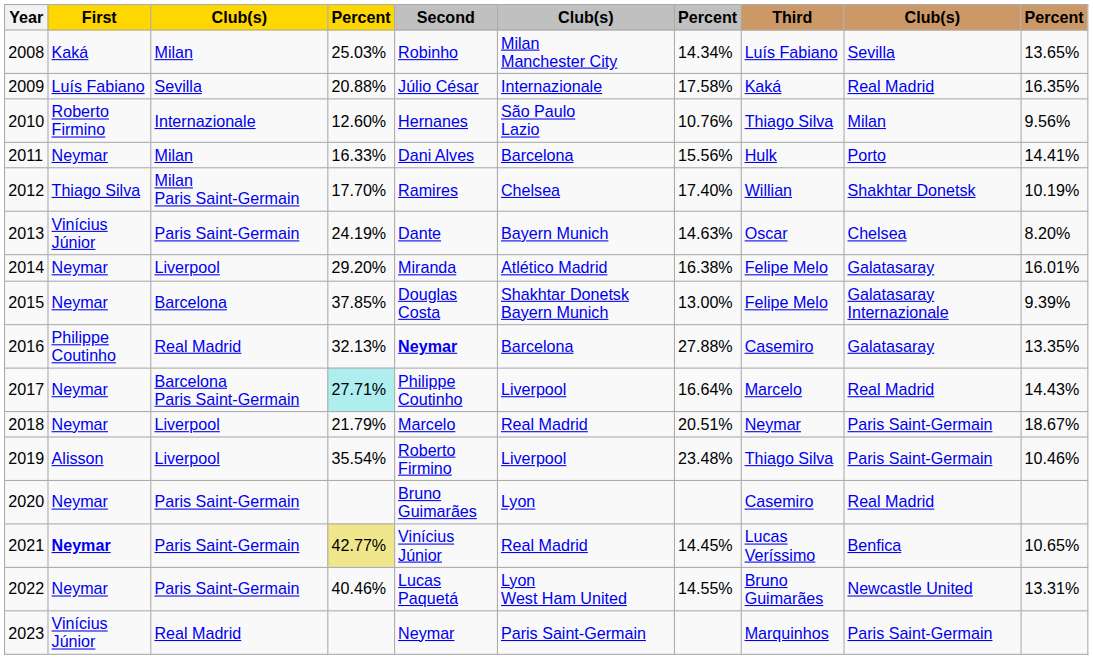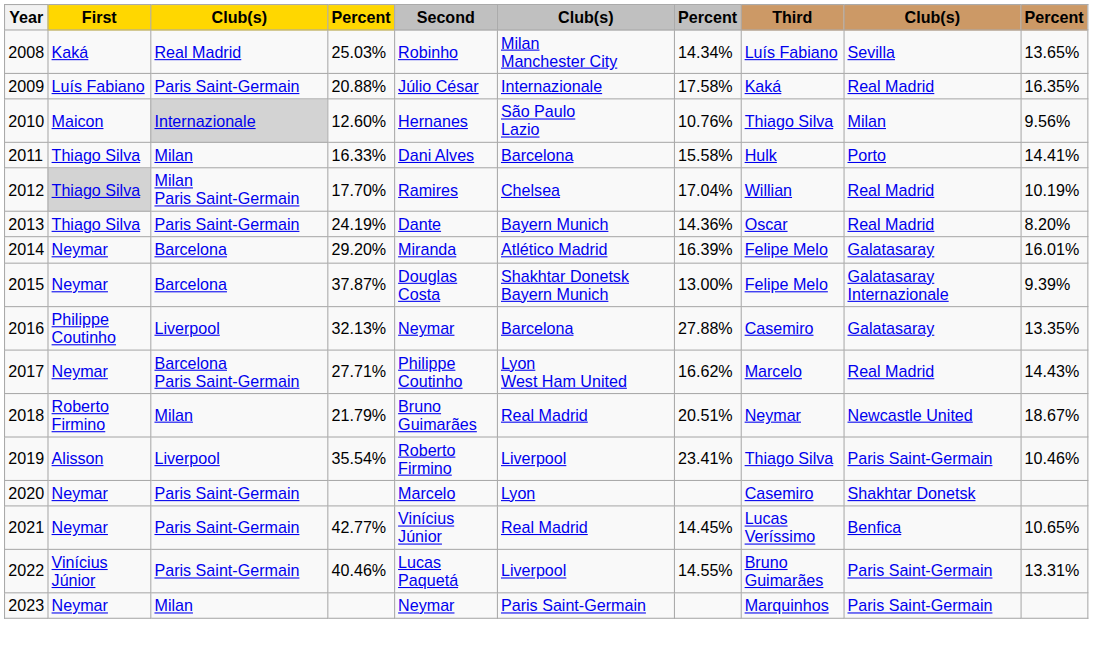(174, 52) Milan -> (198, 52) Real Madrid
(178, 87) Sevilla -> (227, 87) Paris Saint-Germain
(80, 121) Roberto Firmino -> (78, 121) Maicon
(205, 121) no background -> (205, 121) lightgrey background
(80, 156) Neymar -> (96, 156) Thiago Silva
(705, 156) 15.56% -> (705, 156) 15.58%
(96, 190) no background -> (96, 190) lightgrey background
(705, 190) 17.40% -> (705, 190) 17.04%
(912, 190) Shakhtar Donetsk -> (891, 190) Real Madrid
(80, 234) Vinícius Júnior -> (96, 225) Thiago Silva
(705, 234) 14.63% -> (705, 225) 14.36%
(877, 234) Chelsea -> (891, 225) Real Madrid
(187, 268) Liverpool -> (191, 250) Barcelona
(705, 268) 16.38% -> (705, 250) 16.39%
(359, 303) 37.85% -> (359, 285) 37.87%
(198, 346) Real Madrid -> (187, 328) Liverpool
(428, 346) bold -> (426, 328) normal
(359, 390) paleturquoise background -> (359, 372) no background
(534, 390) Liverpool -> (564, 372) Lyon West Ham United
(705, 390) 16.64% -> (705, 372) 16.62%
(80, 424) Neymar -> (80, 415) Roberto Firmino
(187, 424) Liverpool -> (174, 415) Milan
(427, 424) Marcelo -> (437, 415) Bruno Guimarães
(920, 424) Paris Saint-Germain -> (910, 415) Newcastle United
(705, 459) 23.48% -> (705, 459) 23.41%
(437, 502) Bruno Guimarães -> (427, 493) Marcelo
(891, 502) Real Madrid -> (912, 493) Shakhtar Donetsk
(81, 546) bold -> (80, 528) normal
(359, 546) khaki background -> (359, 528) no background
(80, 589) Neymar -> (80, 571) Vinícius Júnior
(564, 589) Lyon West Ham United -> (534, 571) Liverpool
(910, 589) Newcastle United -> (920, 571) Paris Saint-Germain
(80, 633) Vinícius Júnior -> (80, 606) Neymar
(198, 633) Real Madrid -> (174, 606) Milan
